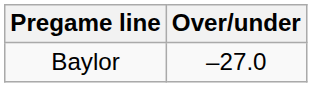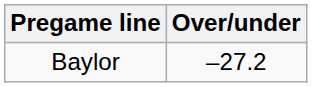(236, 61) –27.0 -> (236, 61) –27.2
